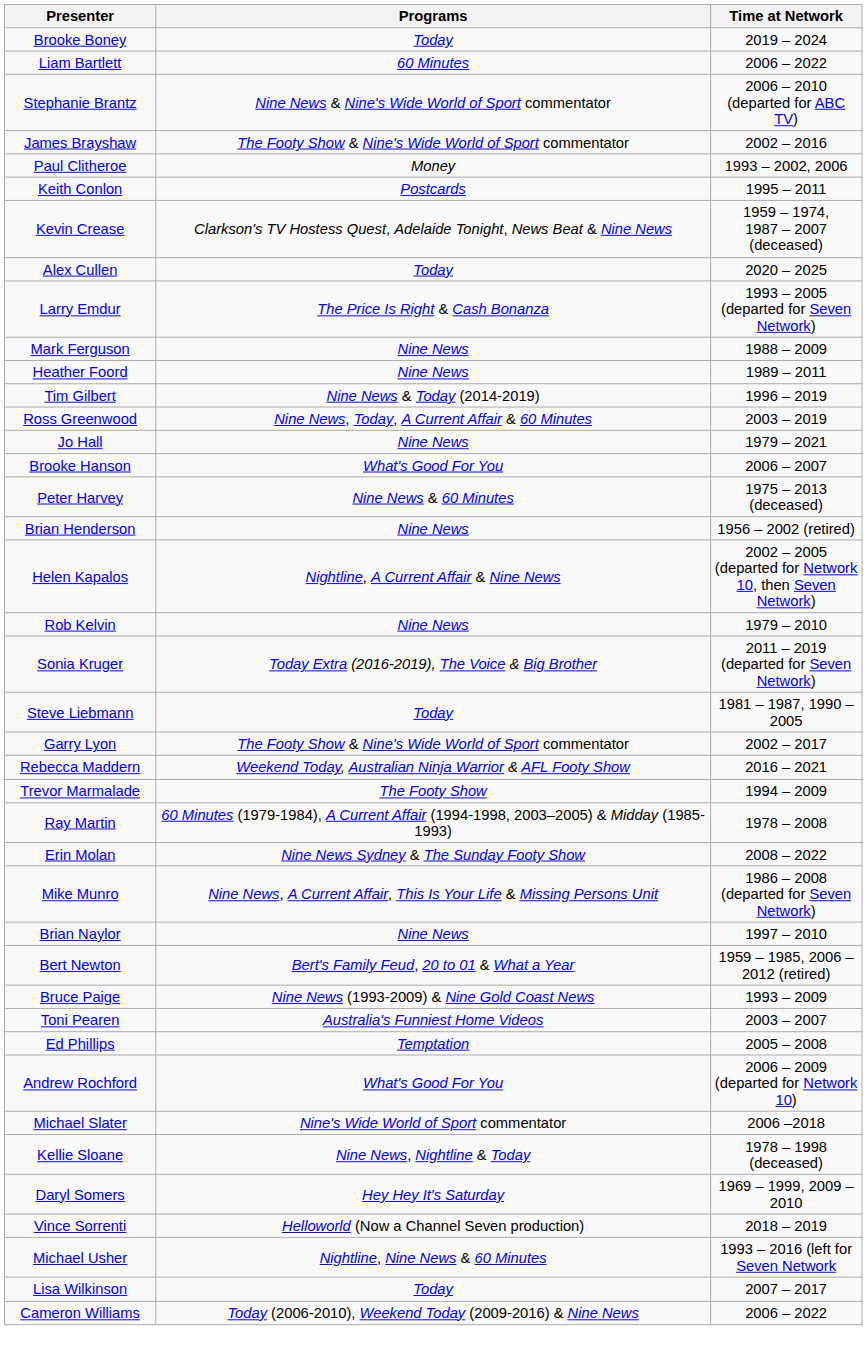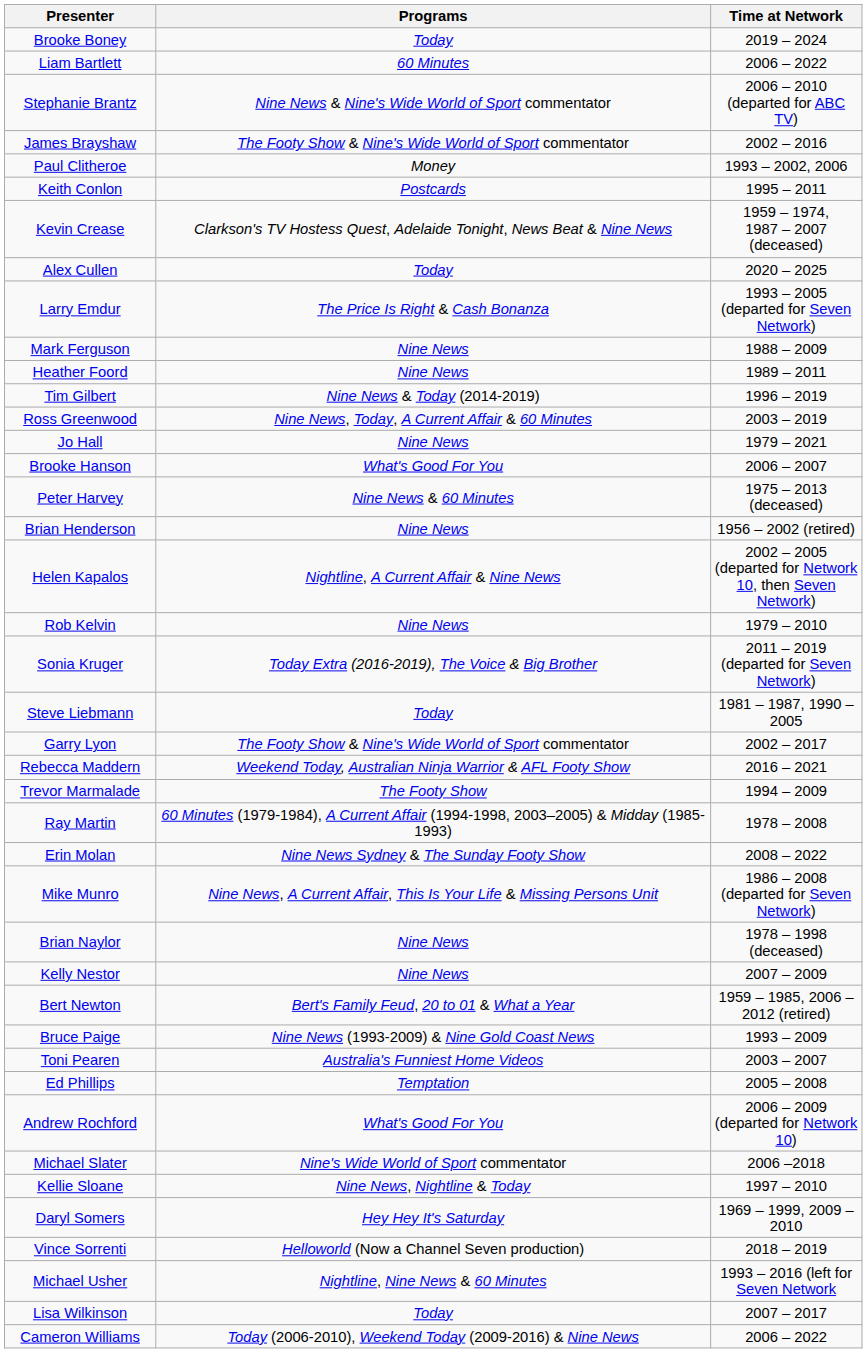(786, 934) 1997 – 2010 -> (786, 942) 1978 – 1998 (deceased)
+ row: (80, 974)
(786, 1155) 1978 – 1998 (deceased) -> (786, 1186) 1997 – 2010
